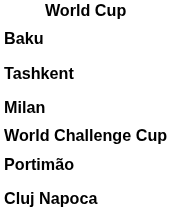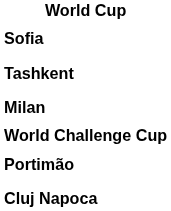+ row: (24, 39)
- row: (24, 39)
